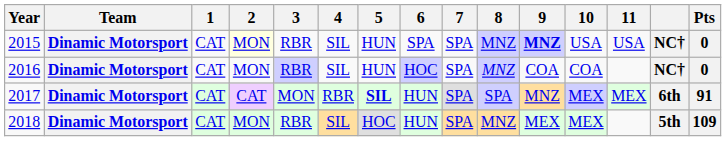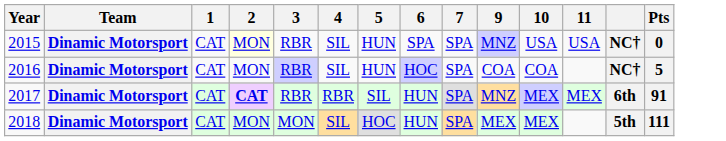- column: (498, 17)
(542, 43) bold -> (498, 43) normal
(704, 69) 0 -> (659, 69) 5
(251, 95) normal -> (251, 95) bold
(296, 95) MON -> (296, 95) RBR
(379, 95) bold -> (379, 95) normal
(296, 122) RBR -> (296, 122) MON
(704, 122) 109 -> (659, 122) 111
